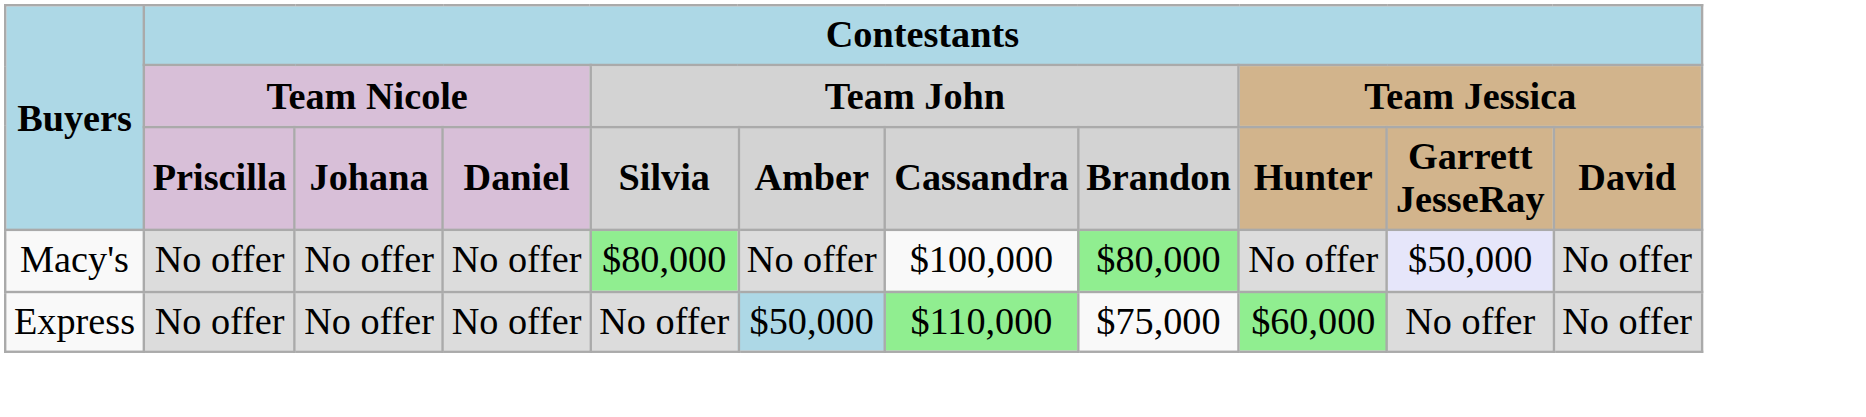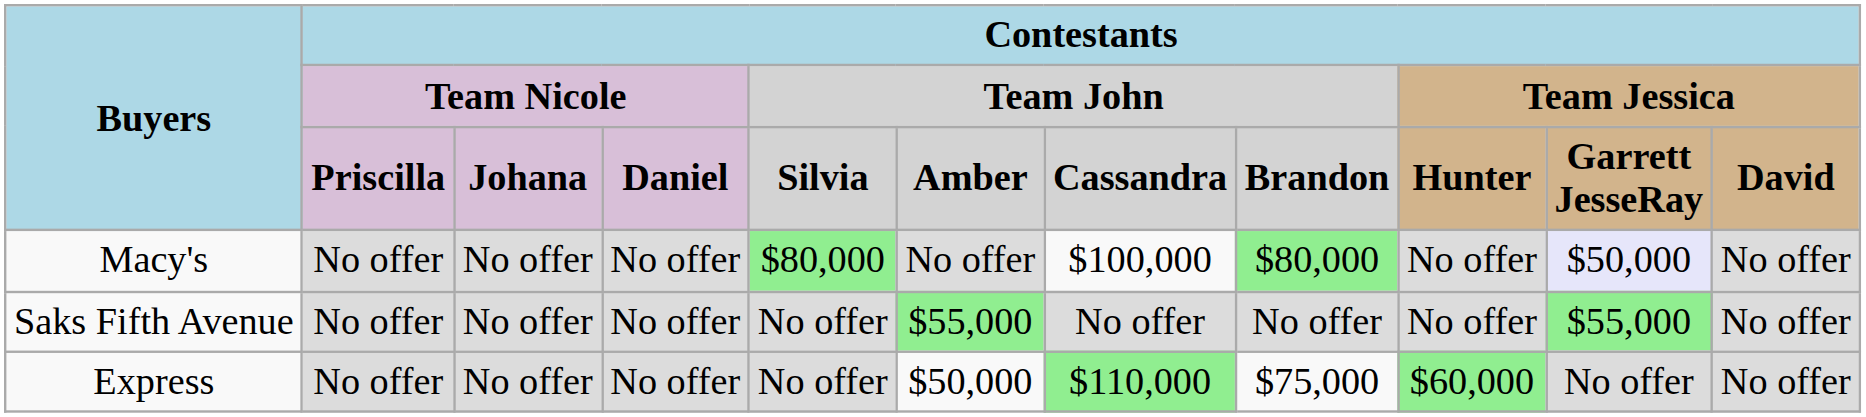+ row: (154, 320)
(812, 320) lightblue background -> (970, 381) no background
